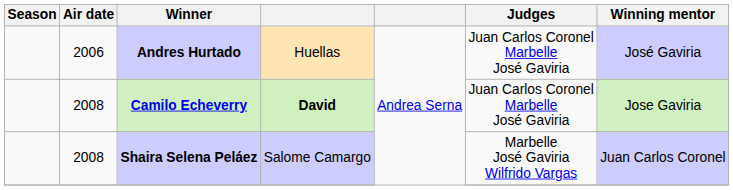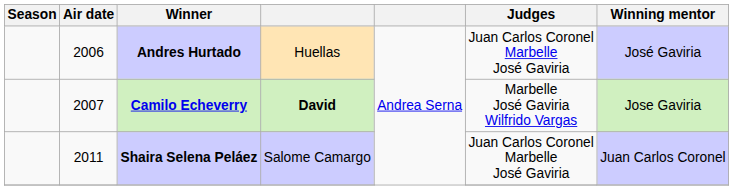(89, 105) 2008 -> (89, 105) 2007
(531, 105) Juan Carlos Coronel Marbelle José Gaviria -> (531, 105) Marbelle José Gaviria Wilfrido Vargas
(89, 158) 2008 -> (89, 158) 2011
(531, 158) Marbelle José Gaviria Wilfrido Vargas -> (531, 158) Juan Carlos Coronel Marbelle José Gaviria
